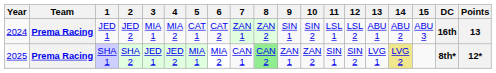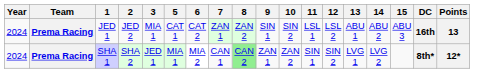- column: (175, 11)
(17, 56) 2025 -> (17, 56) 2024
(400, 56) khaki background -> (379, 56) no background
